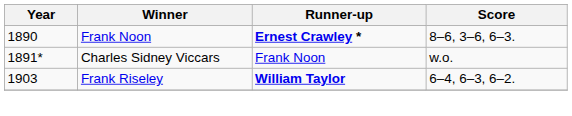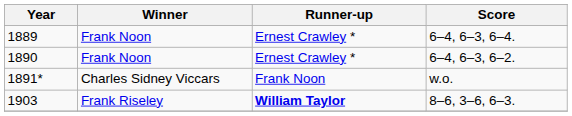+ row: (22, 36)
(308, 36) bold -> (305, 57) normal
(472, 36) 8–6, 3–6, 6–3. -> (472, 57) 6–4, 6–3, 6–2.
(472, 79) 6–4, 6–3, 6–2. -> (472, 100) 8–6, 3–6, 6–3.
